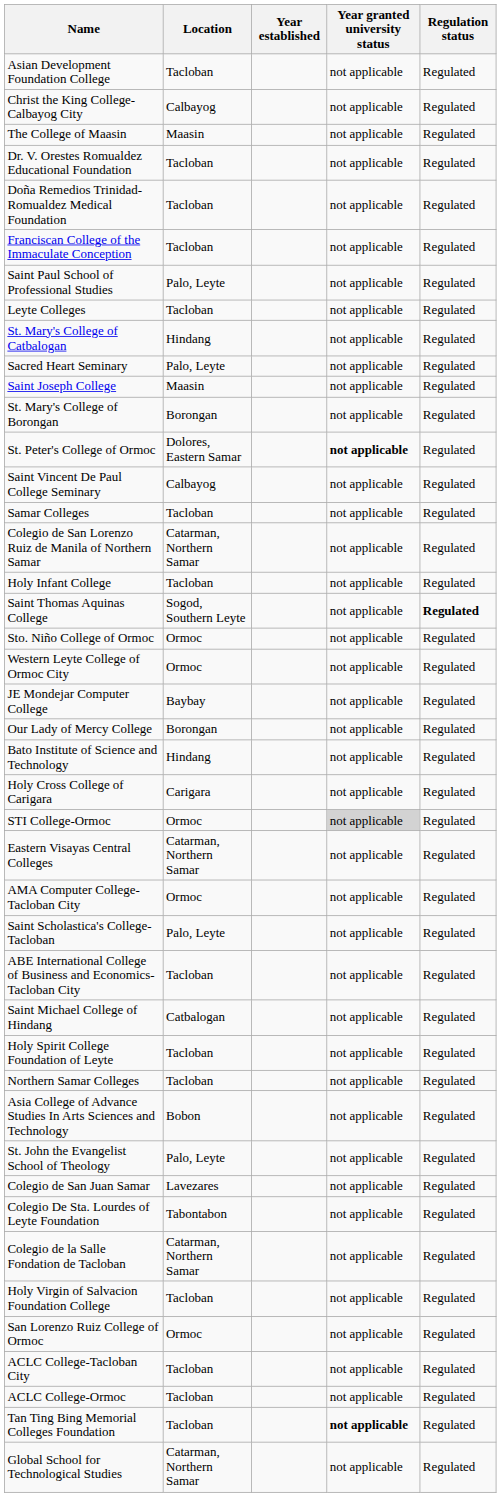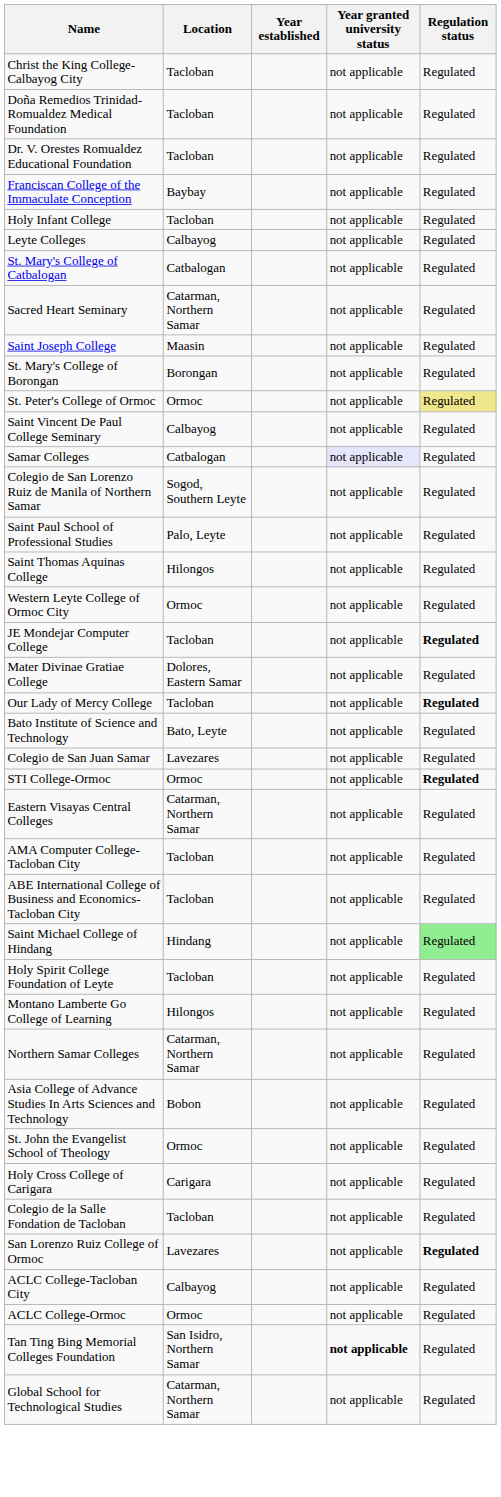- row: (59, 71)
(191, 106) Calbayog -> (190, 71) Tacloban
- row: (67, 134)
rows swapped: (75, 162) <-> (75, 205)
(190, 247) Tacloban -> (186, 191) Baybay
rows swapped: (59, 582) <-> (60, 282)
(190, 310) Tacloban -> (191, 240) Calbayog
(188, 338) Hindang -> (196, 268) Catbalogan
(196, 366) Palo, Leyte -> (193, 310) Catarman, Northern Samar
(204, 449) Dolores, Eastern Samar -> (184, 401) Ormoc
(369, 449) bold -> (366, 401) normal
(449, 449) no background -> (449, 401) khaki background
(190, 512) Tacloban -> (196, 456) Catbalogan
(366, 512) no background -> (366, 456) lavender background
(193, 547) Catarman, Northern Samar -> (206, 492) Sogod, Southern Leyte
(206, 610) Sogod, Southern Leyte -> (190, 569) Hilongos
(451, 610) bold -> (449, 569) normal
- row: (81, 638)
(186, 701) Baybay -> (190, 639) Tacloban
(449, 701) normal -> (451, 639) bold
+ row: (66, 675)
(192, 729) Borongan -> (190, 702) Tacloban
(449, 729) normal -> (451, 702) bold
(188, 757) Hindang -> (197, 730) Bato, Leyte
rows swapped: (66, 792) <-> (79, 1186)
(366, 820) lightgrey background -> (366, 779) no background
(449, 820) normal -> (451, 779) bold
(184, 897) Ormoc -> (190, 856) Tacloban
- row: (79, 932)
(196, 1017) Catbalogan -> (189, 941) Hindang
(449, 1017) no background -> (449, 941) lightgreen background
+ row: (67, 1011)
(190, 1080) Tacloban -> (193, 1054) Catarman, Northern Samar
(196, 1158) Palo, Leyte -> (184, 1146) Ormoc
- row: (78, 1213)
(193, 1256) Catarman, Northern Samar -> (190, 1216) Tacloban
- row: (72, 1298)
(184, 1333) Ormoc -> (193, 1251) Lavezares
(449, 1333) normal -> (451, 1251) bold
(190, 1369) Tacloban -> (191, 1286) Calbayog
(190, 1396) Tacloban -> (184, 1314) Ormoc
(190, 1424) Tacloban -> (194, 1349) San Isidro, Northern Samar
